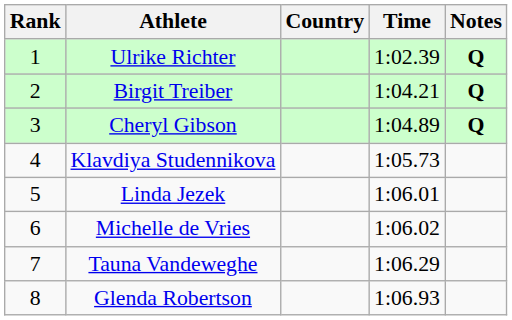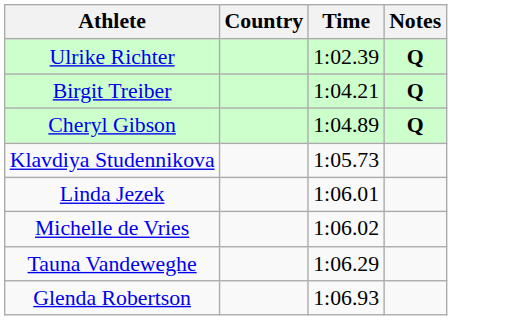- column: (35, 21)
